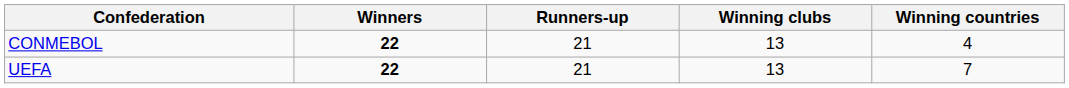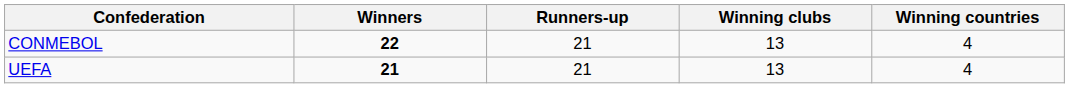(390, 69) 22 -> (390, 69) 21
(968, 69) 7 -> (968, 69) 4
